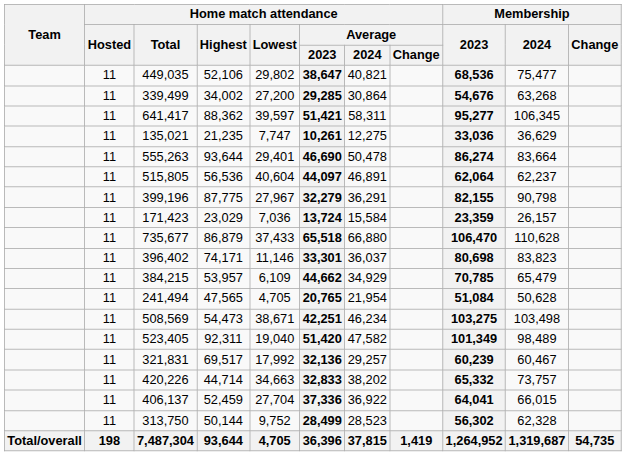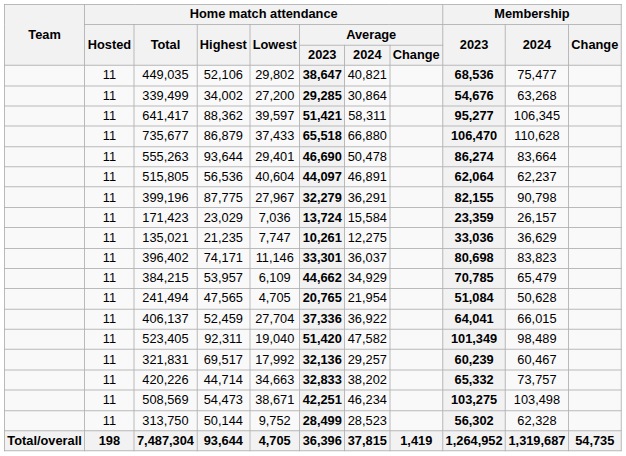rows swapped: (165, 237) <-> (165, 136)
rows swapped: (165, 400) <-> (165, 319)
